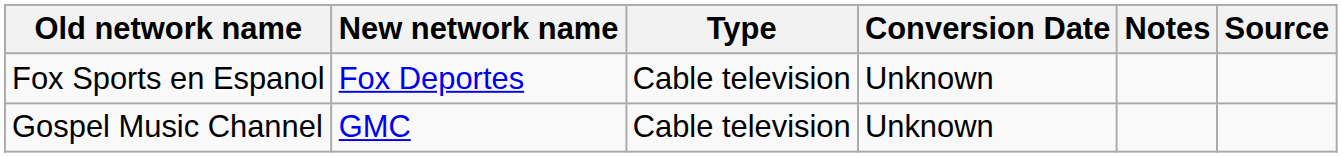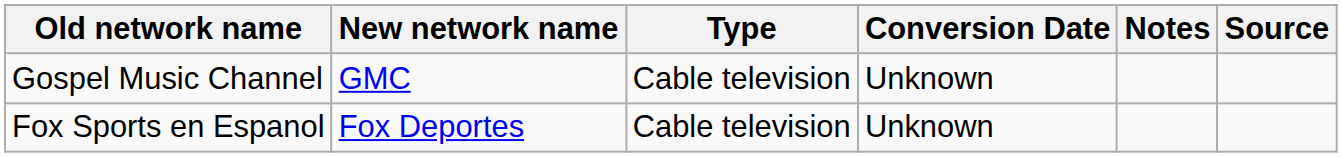rows swapped: (168, 77) <-> (167, 126)
